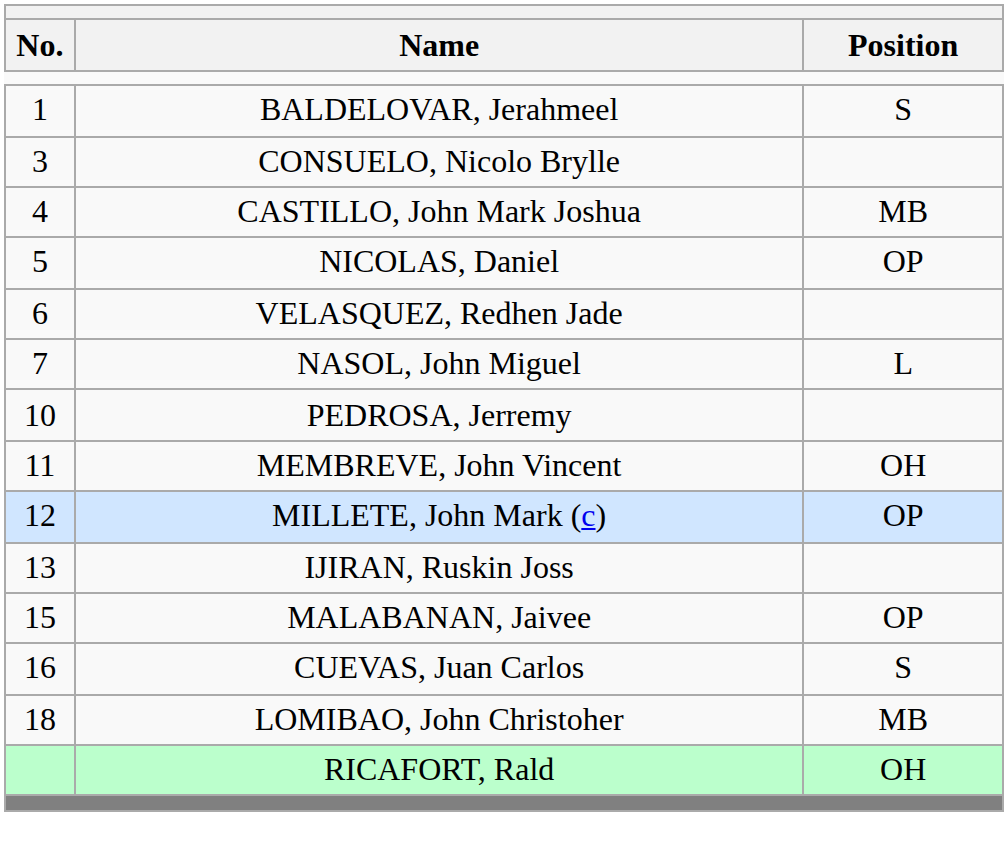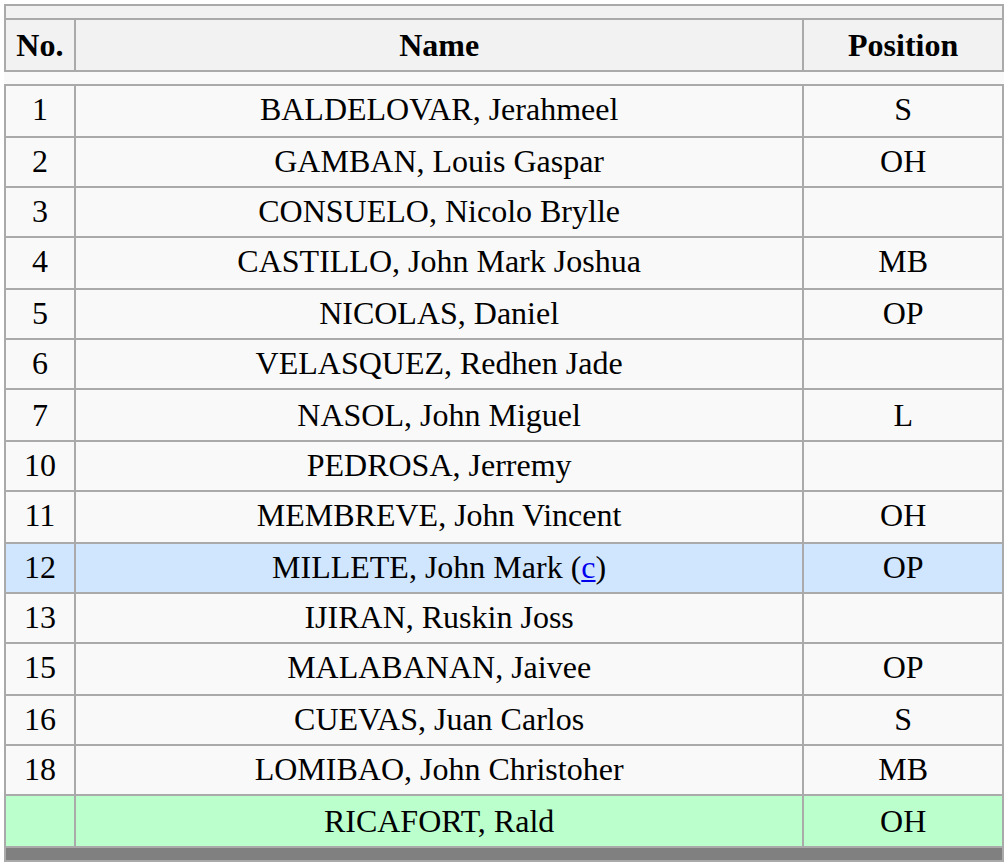+ row: (40, 160)
